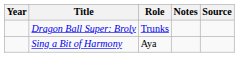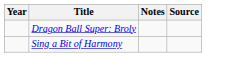- column: (155, 12)
